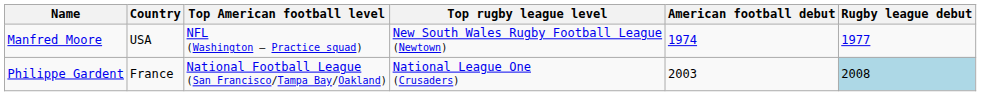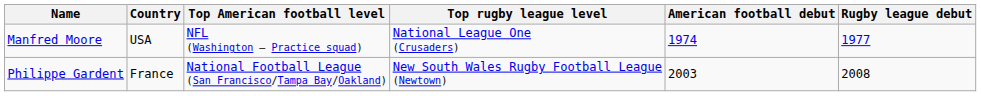(527, 41) New South Wales Rugby Football League (Newtown) -> (462, 41) National League One (Crusaders)
(462, 74) National League One (Crusaders) -> (527, 74) New South Wales Rugby Football League (Newtown)
(856, 74) lightblue background -> (856, 74) no background
